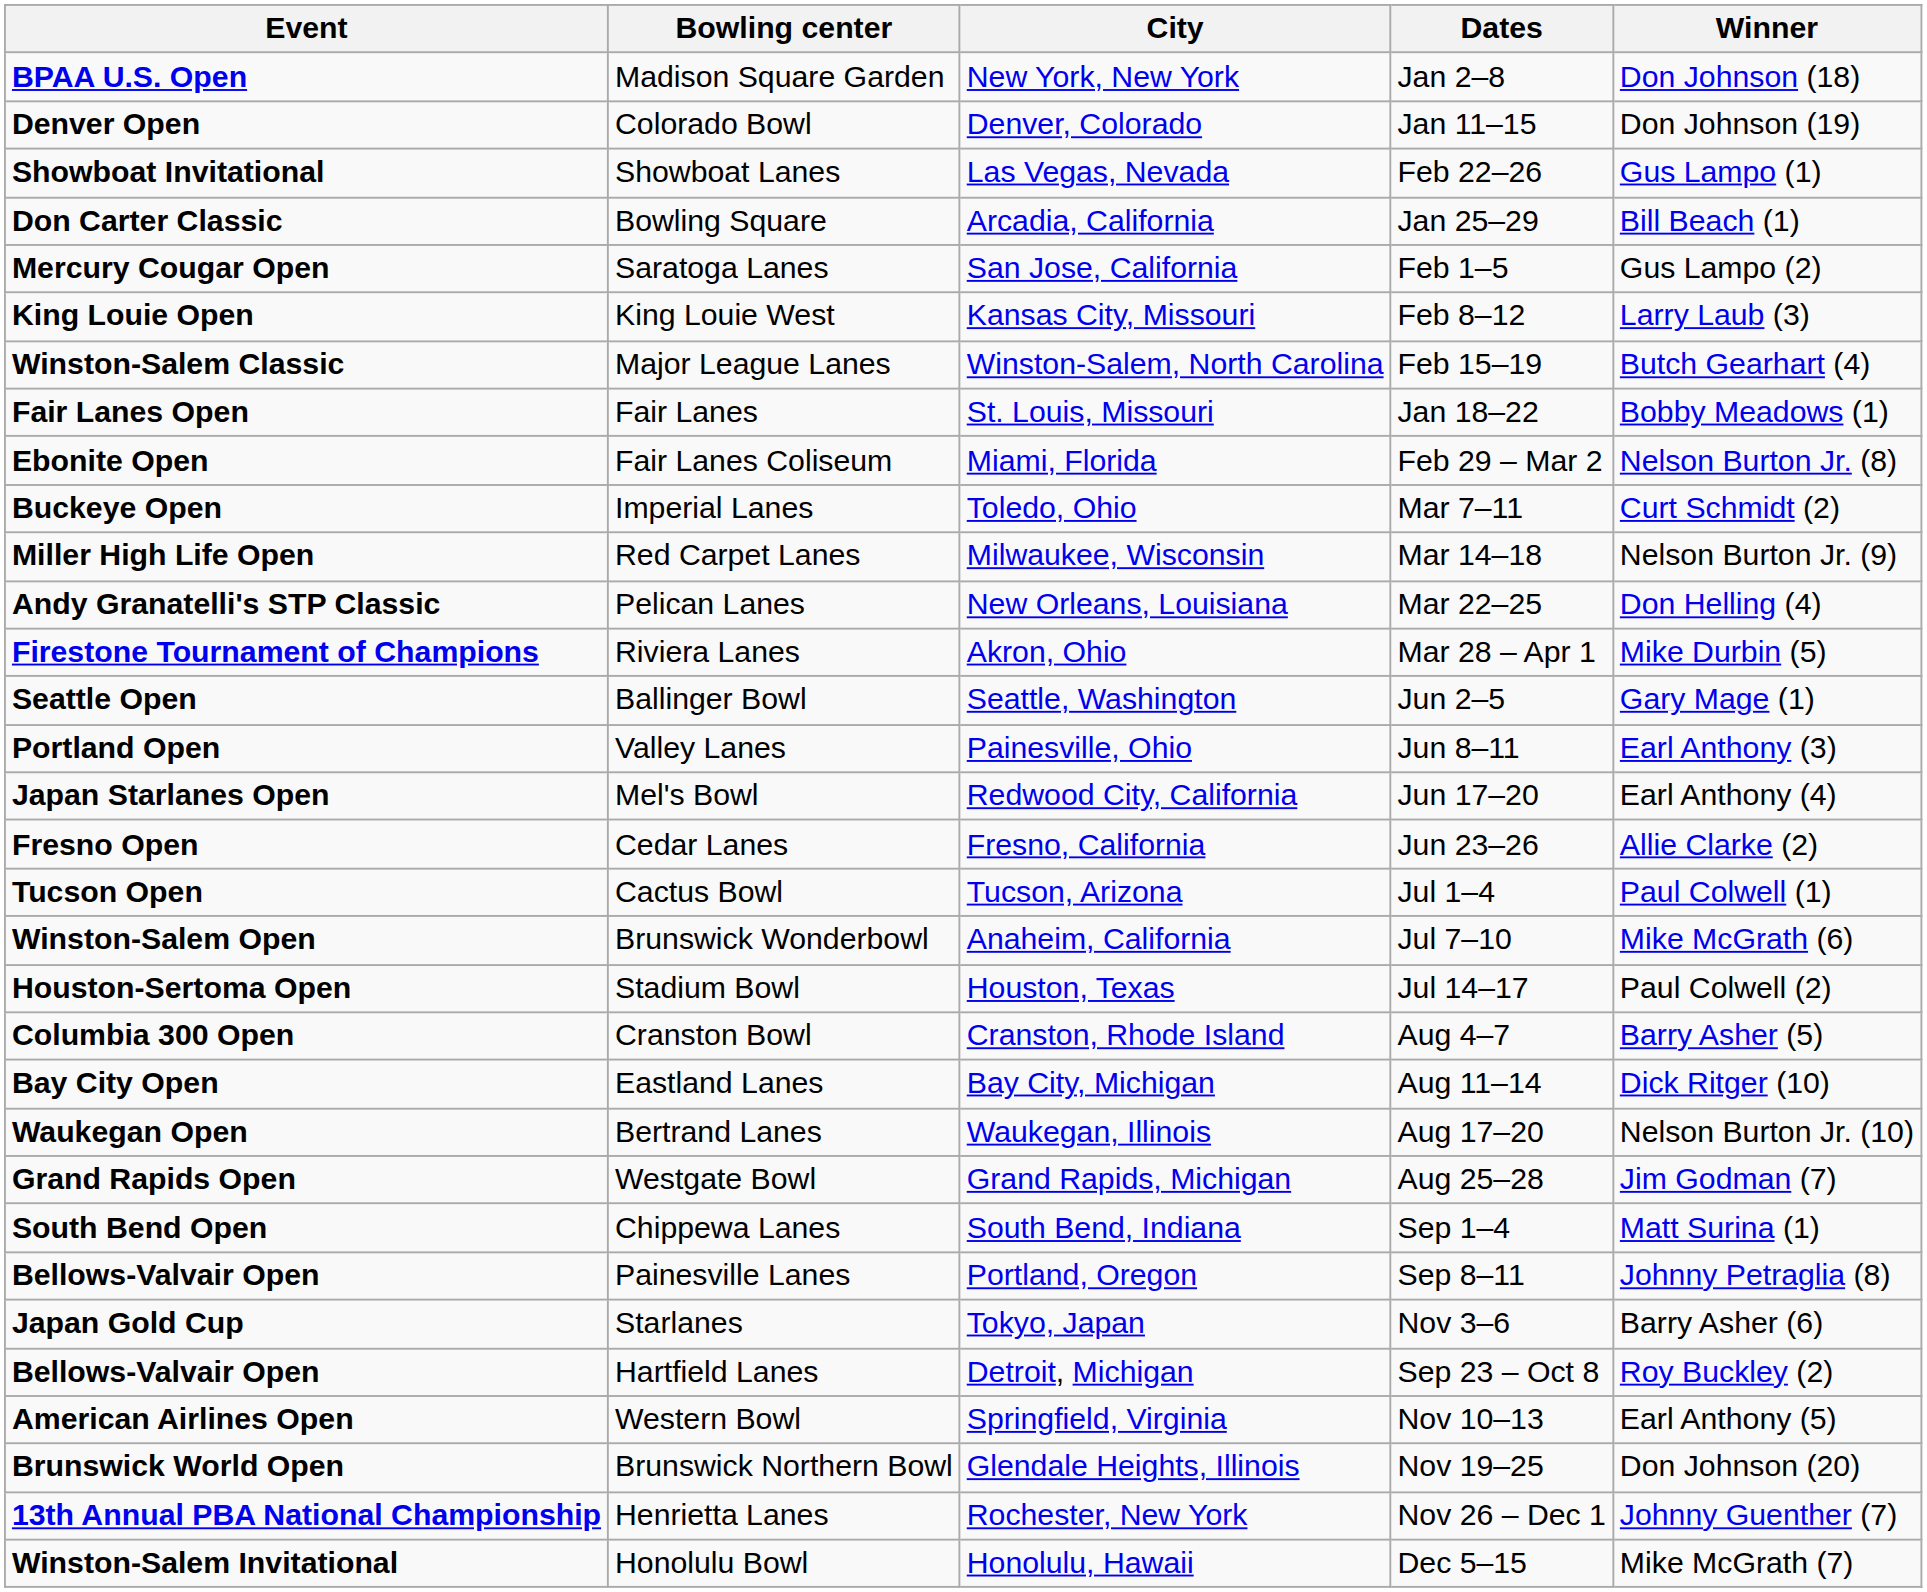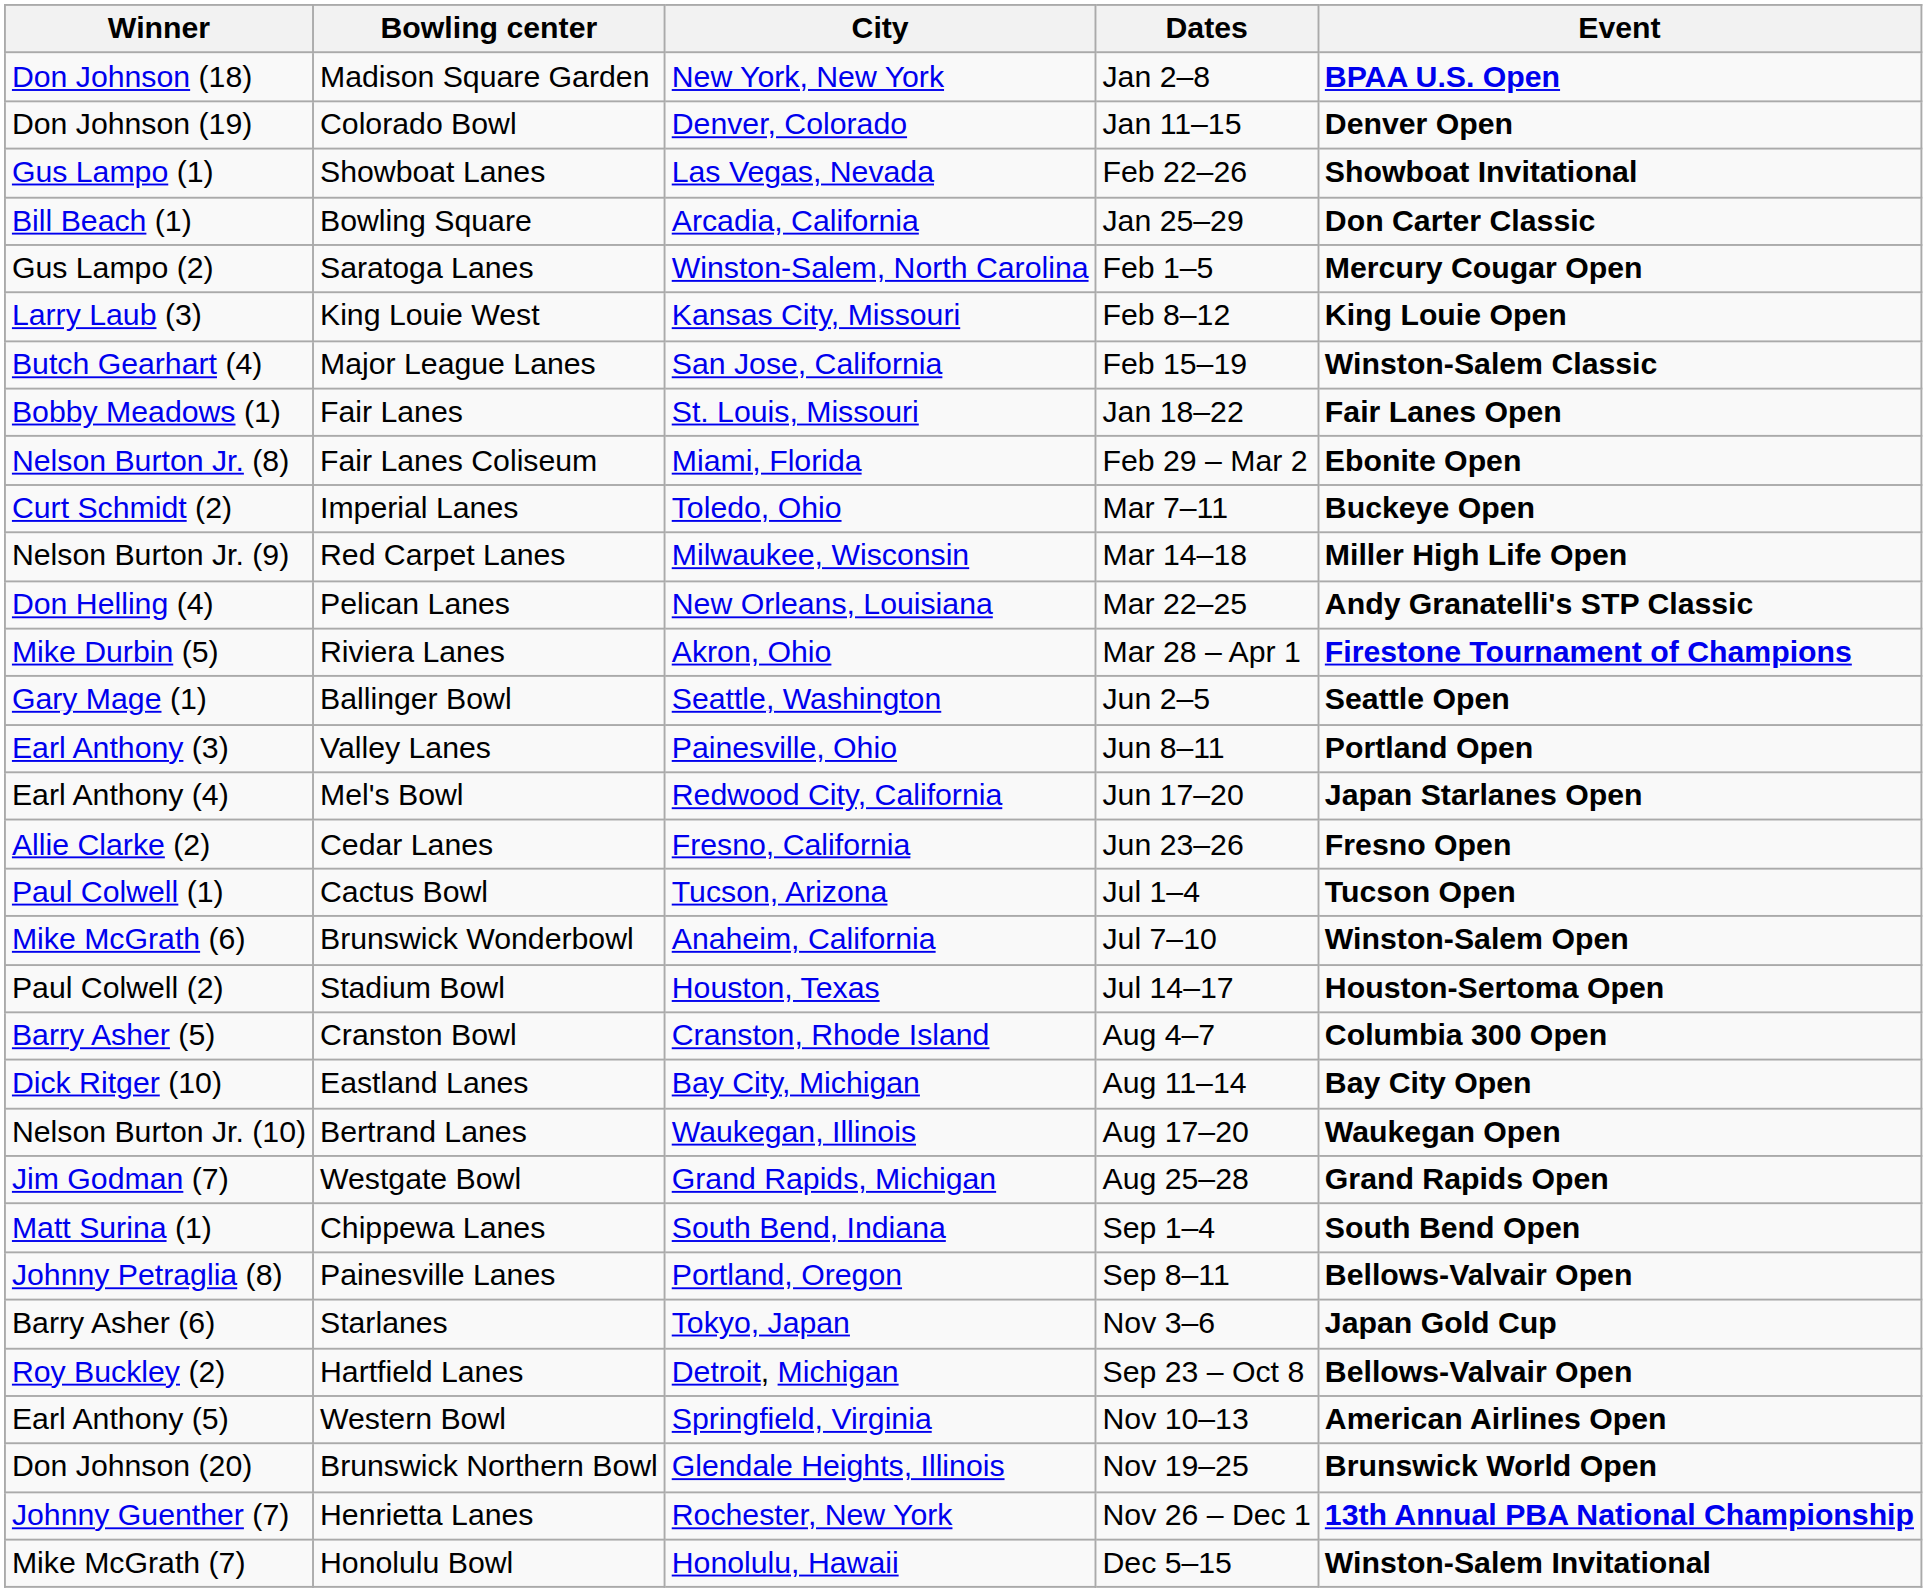columns swapped: (306, 28) <-> (1767, 28)
(1102, 268) San Jose, California -> (880, 268) Winston-Salem, North Carolina
(1175, 364) Winston-Salem, North Carolina -> (807, 364) San Jose, California
